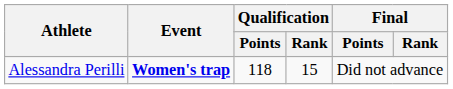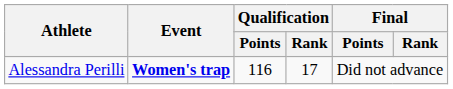(260, 70) 118 -> (260, 70) 116
(309, 70) 15 -> (309, 70) 17
